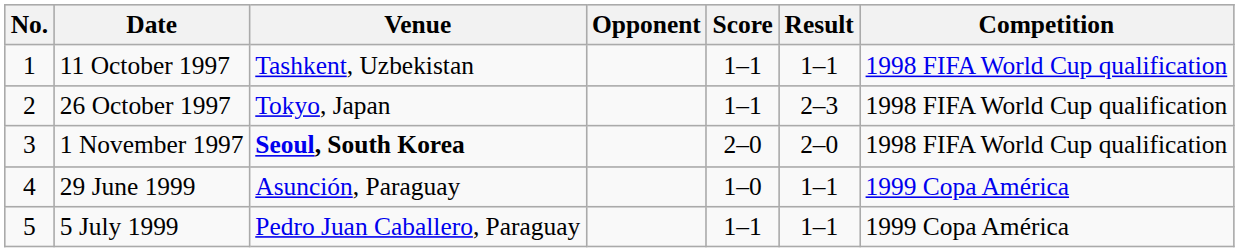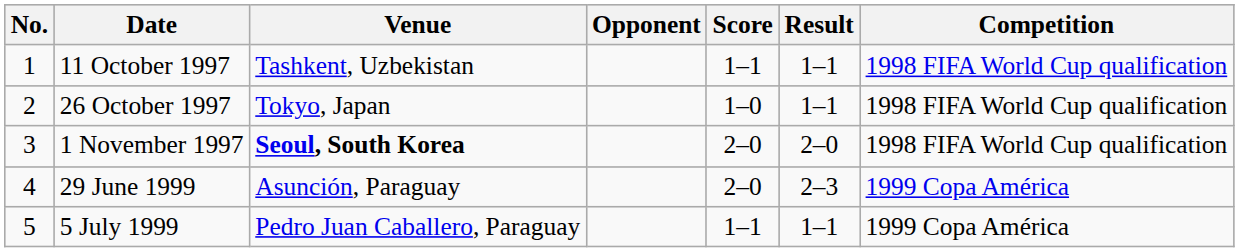(743, 105) 1–1 -> (743, 105) 1–0
(819, 105) 2–3 -> (819, 105) 1–1
(743, 186) 1–0 -> (743, 186) 2–0
(819, 186) 1–1 -> (819, 186) 2–3
